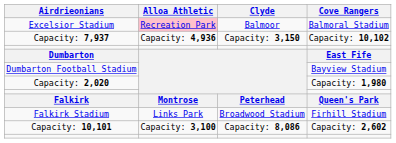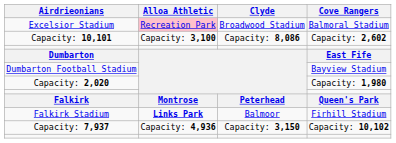(262, 25) Balmoor -> (262, 25) Broadwood Stadium
rows swapped: (71, 128) <-> (71, 38)
(178, 114) normal -> (178, 114) bold
(262, 114) Broadwood Stadium -> (262, 114) Balmoor
